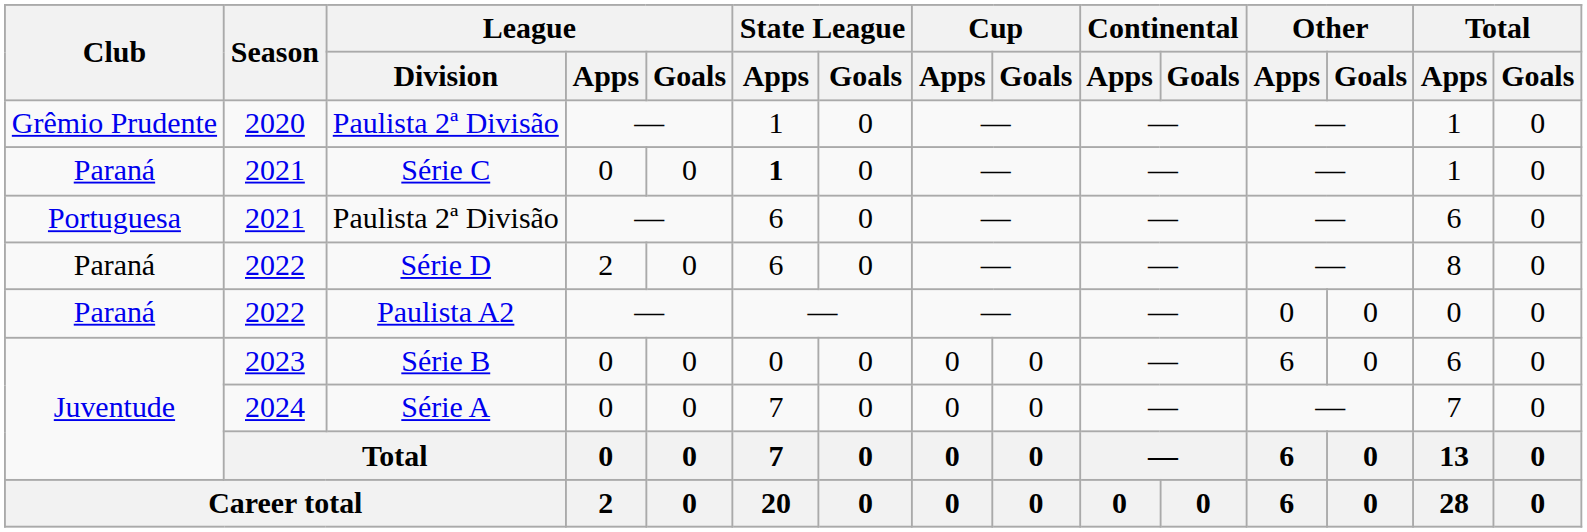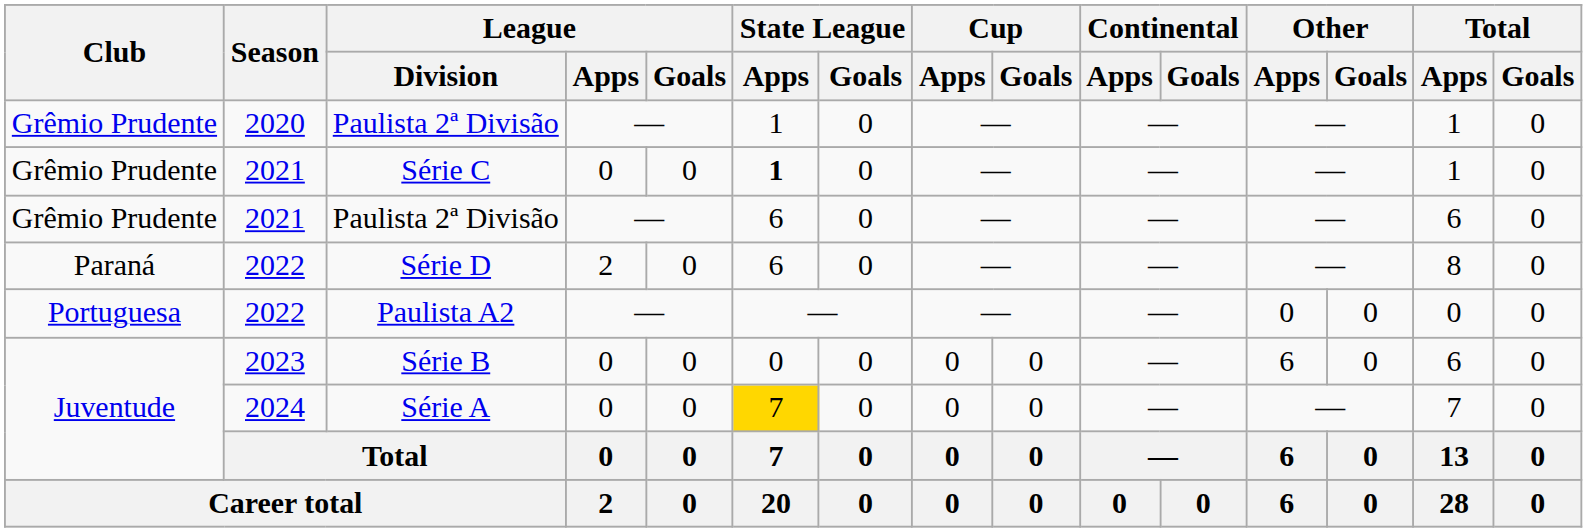(114, 170) Paraná -> (114, 170) Grêmio Prudente
(114, 218) Portuguesa -> (114, 218) Grêmio Prudente
(114, 312) Paraná -> (114, 312) Portuguesa
(776, 407) no background -> (776, 407) gold background
